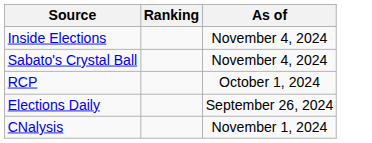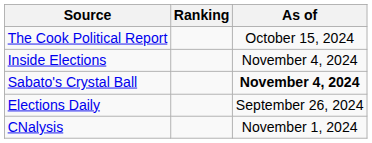+ row: (88, 37)
(269, 60) normal -> (300, 82) bold
- row: (23, 82)
